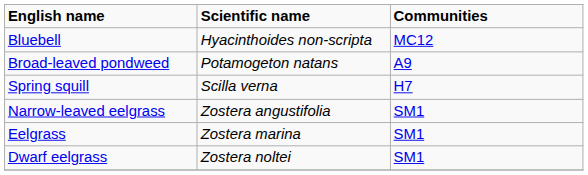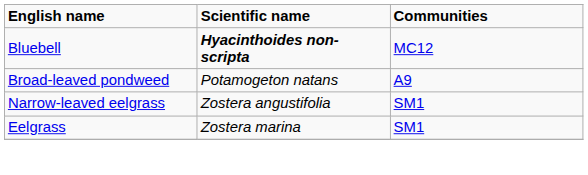(286, 39) normal -> (270, 48) bold
- row: (48, 87)
- row: (58, 157)
